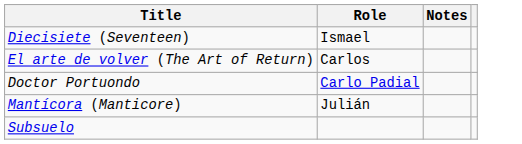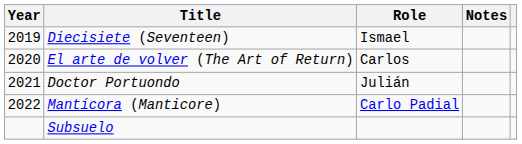+ column: (24, 16)
(370, 83) Carlo Padial -> (385, 83) Julián
(345, 106) Julián -> (410, 106) Carlo Padial
